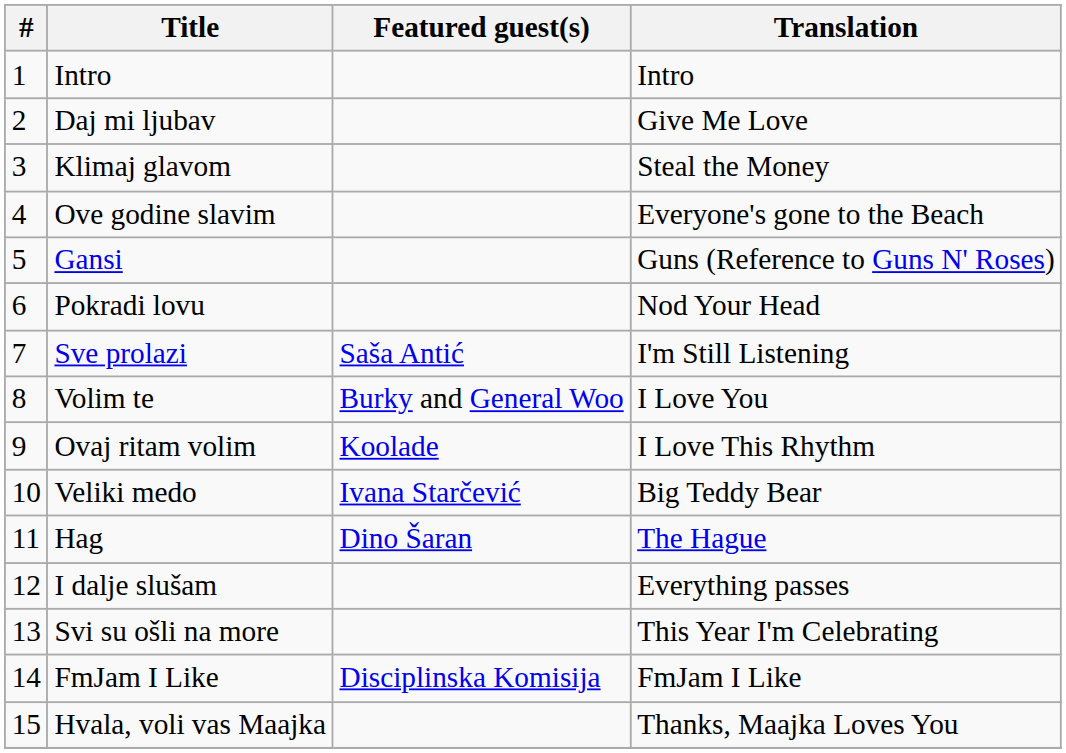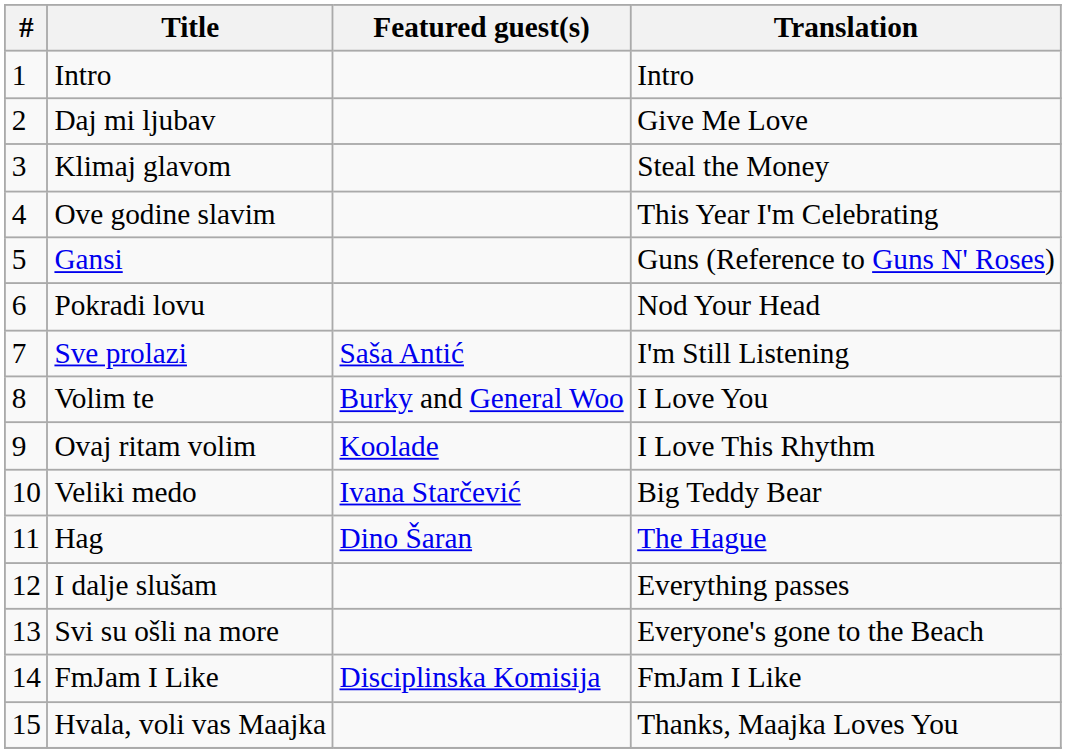(811, 213) Everyone's gone to the Beach -> (788, 213) This Year I'm Celebrating
(788, 631) This Year I'm Celebrating -> (811, 631) Everyone's gone to the Beach
